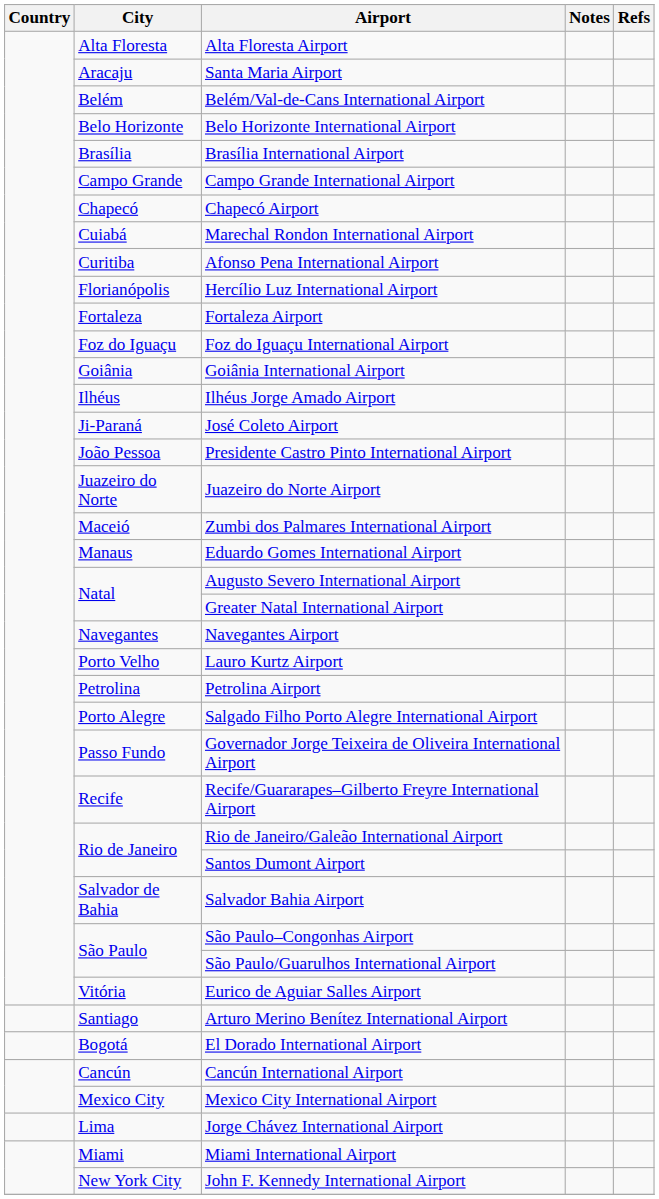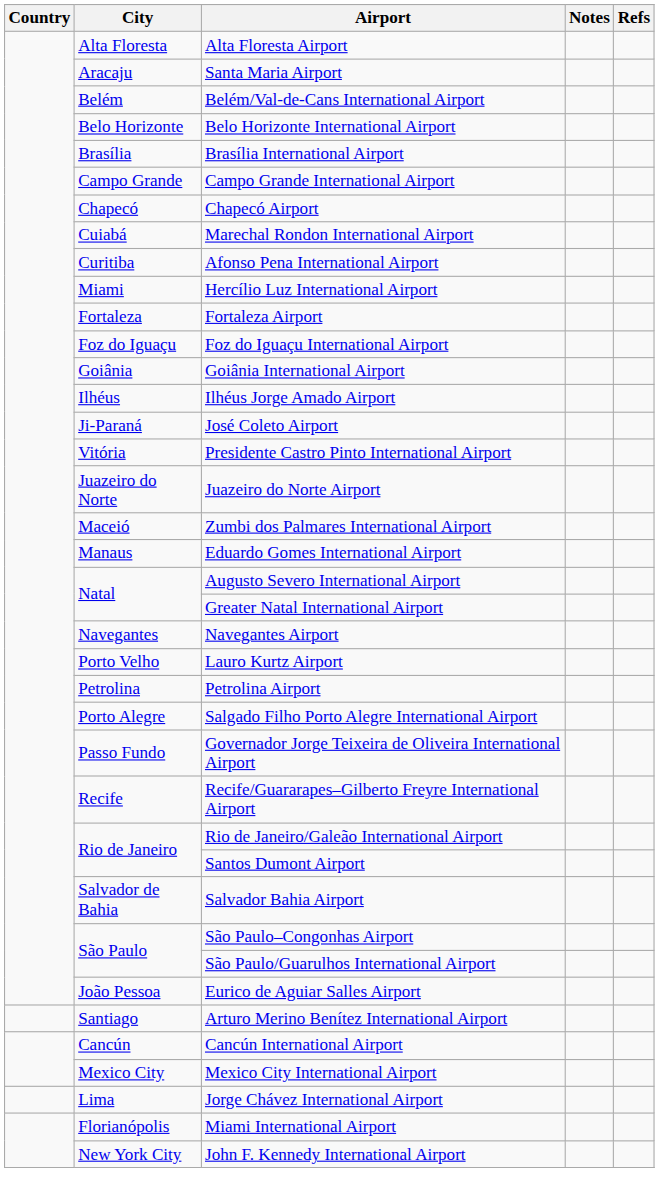(124, 289) Florianópolis -> (101, 289) Miami
(119, 452) João Pessoa -> (102, 452) Vitória
(102, 991) Vitória -> (119, 991) João Pessoa
- row: (313, 1045)
(101, 1154) Miami -> (124, 1126) Florianópolis
